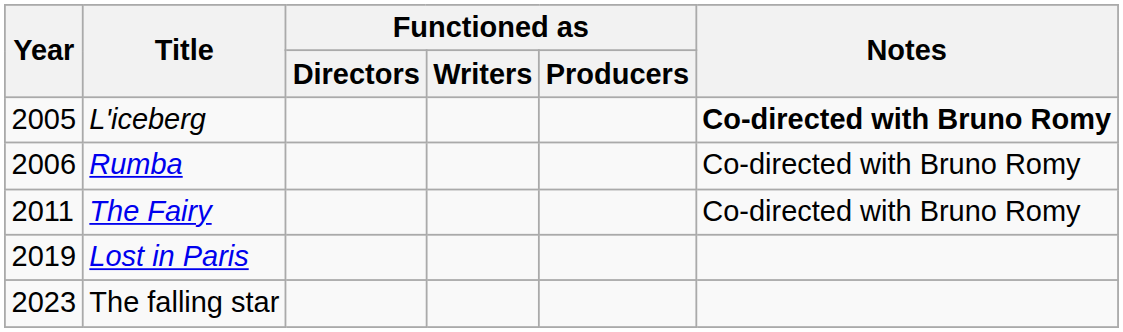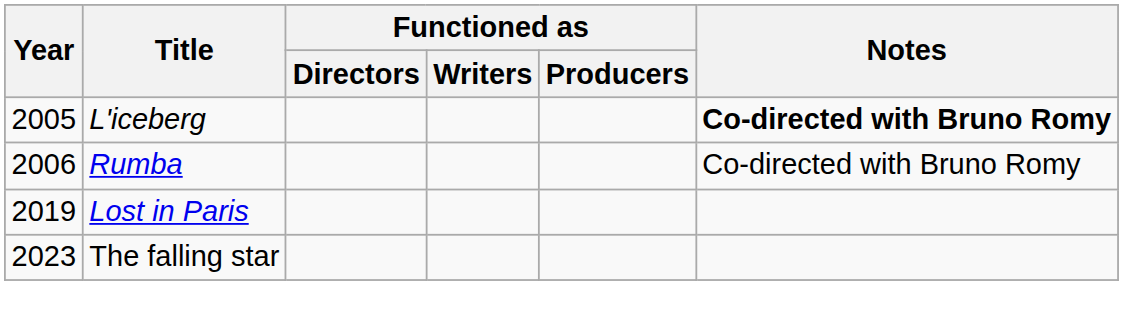- row: (151, 211)
